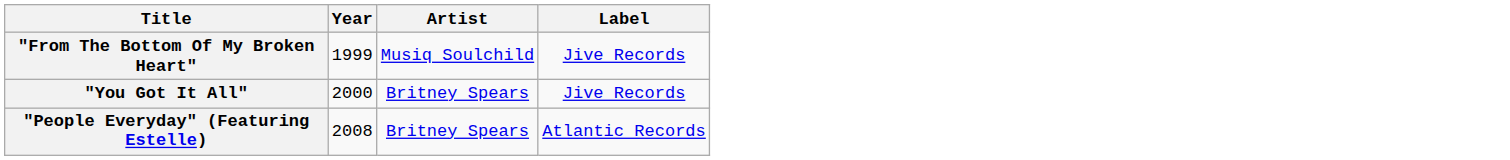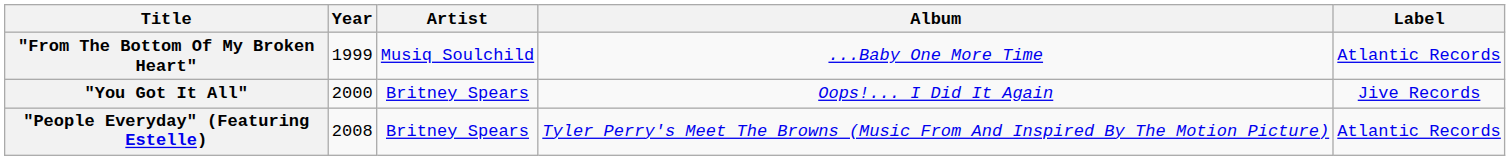+ column: (936, 19)
(624, 56) Jive Records -> (1419, 56) Atlantic Records
